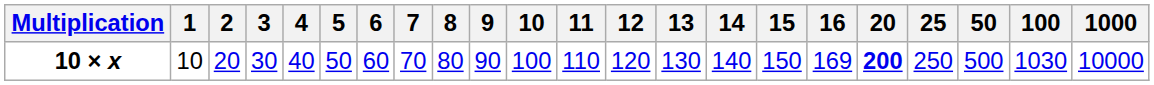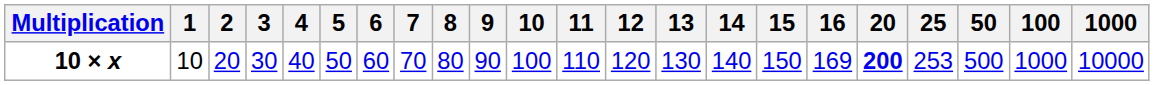(933, 60) 250 -> (933, 60) 253
(1041, 60) 1030 -> (1041, 60) 1000
